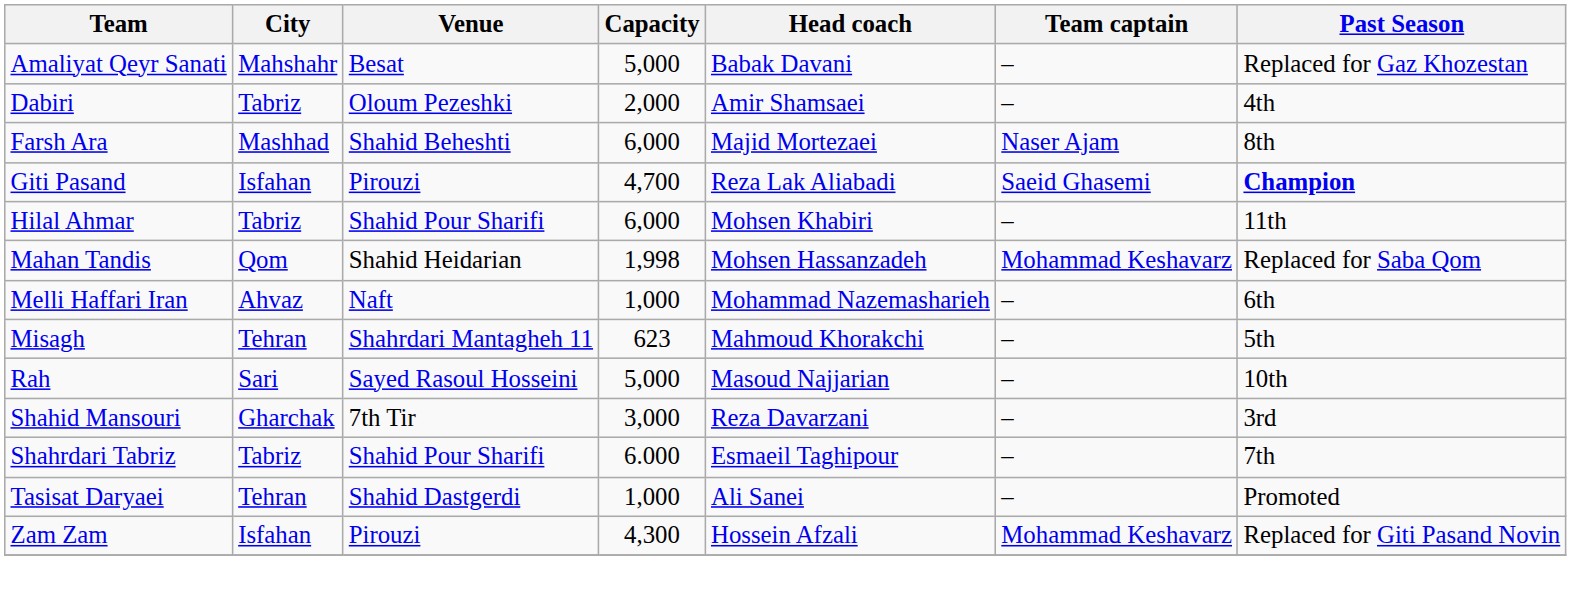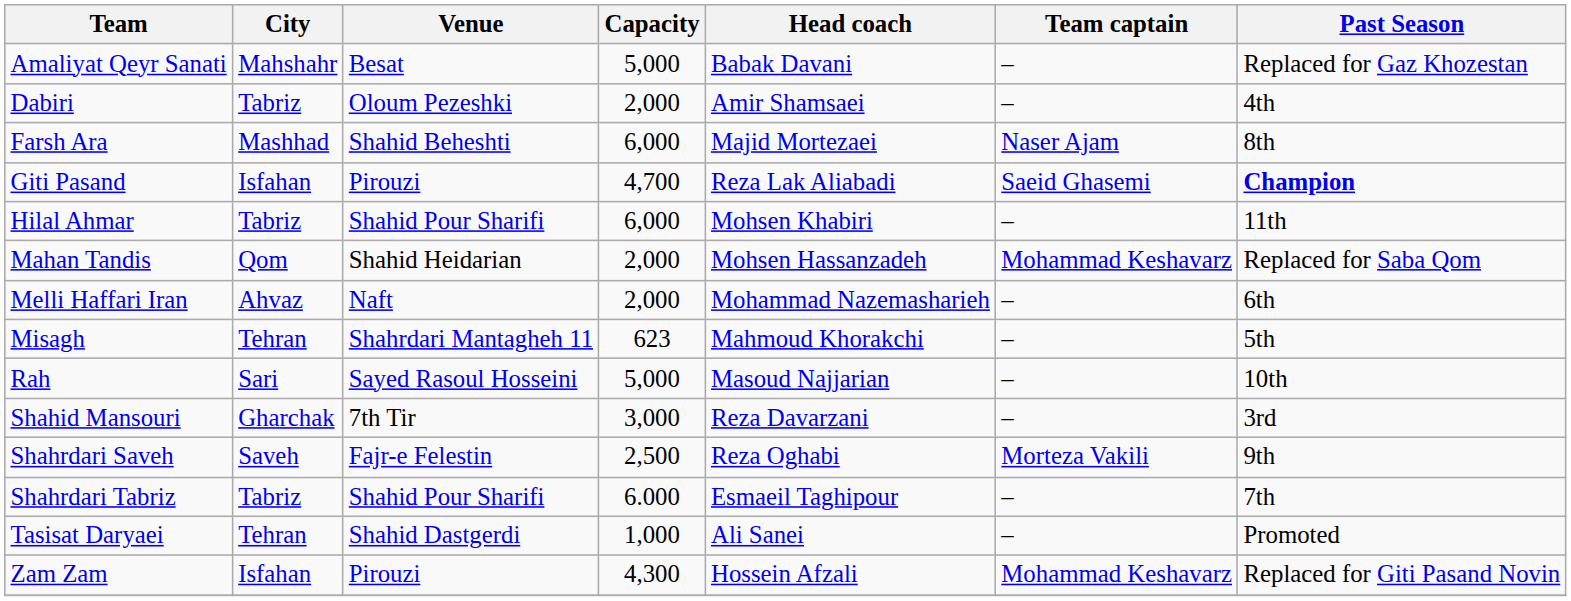(652, 260) 1,998 -> (652, 260) 2,000
(652, 299) 1,000 -> (652, 299) 2,000
+ row: (92, 456)
